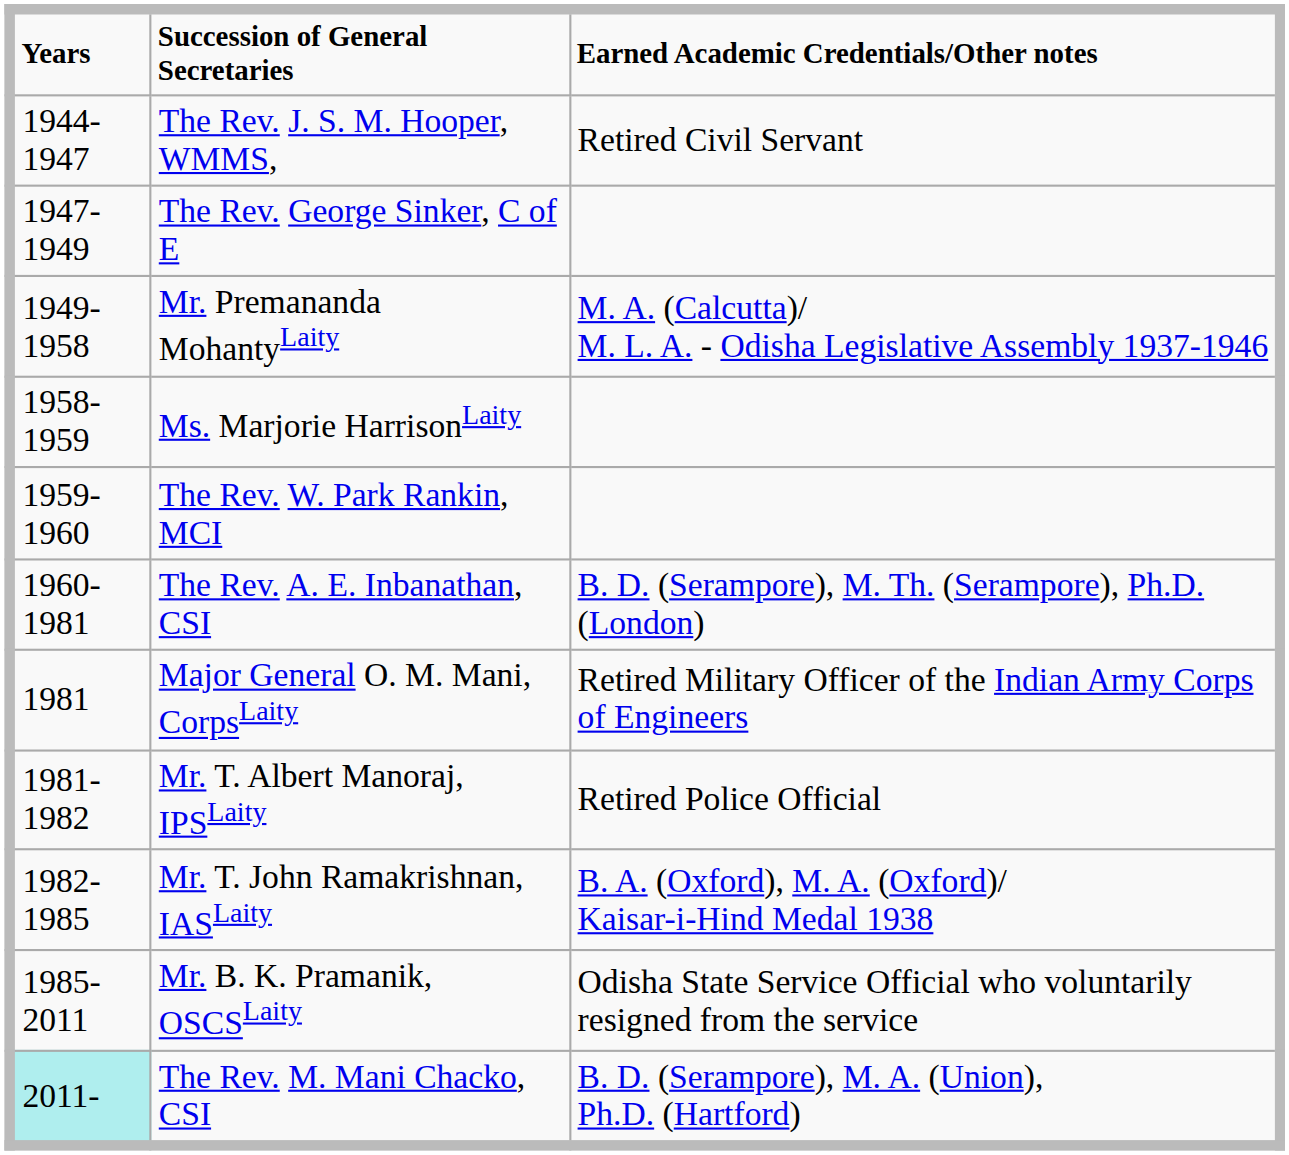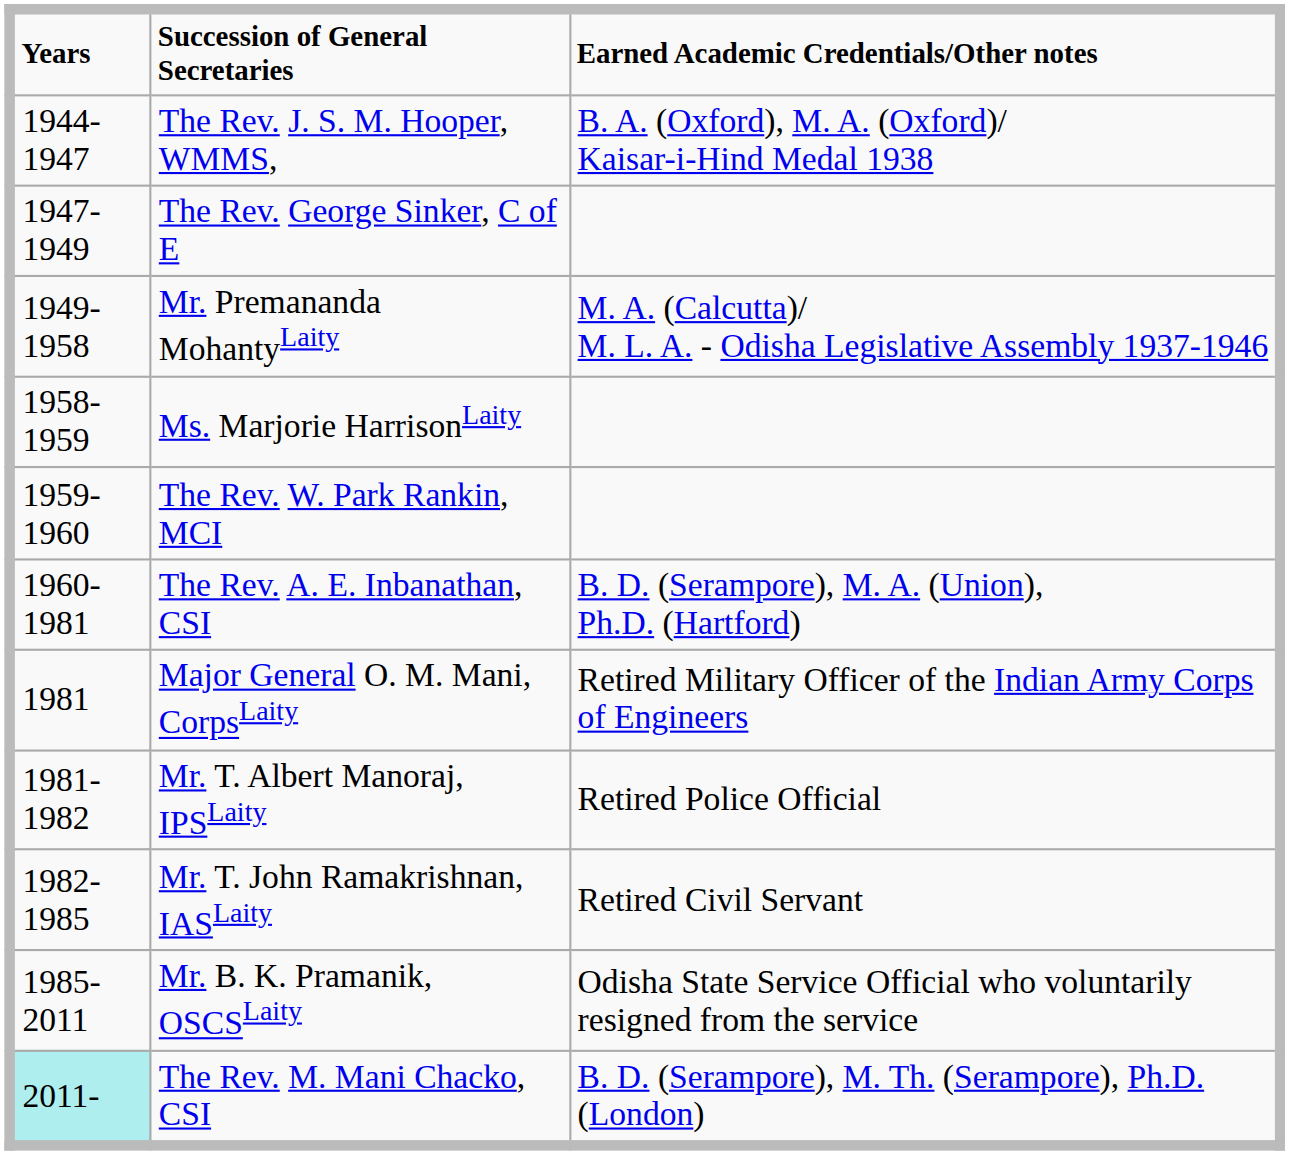(720, 139) Retired Civil Servant -> (792, 139) B. A. (Oxford), M. A. (Oxford)/ Kaisar-i-Hind Medal 1938
(891, 604) B. D. (Serampore), M. Th. (Serampore), Ph.D. (London) -> (810, 604) B. D. (Serampore), M. A. (Union), Ph.D. (Hartford)
(792, 900) B. A. (Oxford), M. A. (Oxford)/ Kaisar-i-Hind Medal 1938 -> (720, 900) Retired Civil Servant
(810, 1095) B. D. (Serampore), M. A. (Union), Ph.D. (Hartford) -> (891, 1095) B. D. (Serampore), M. Th. (Serampore), Ph.D. (London)
